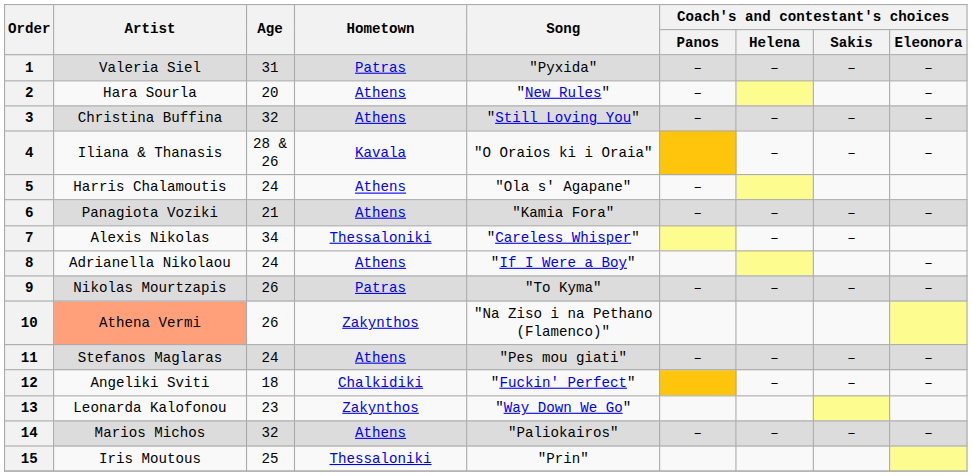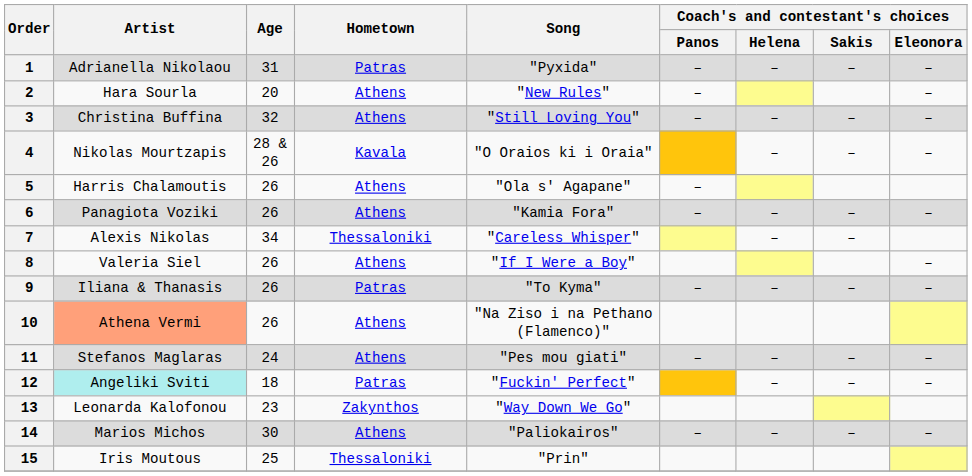(150, 68) Valeria Siel -> (150, 68) Adrianella Nikolaou
(150, 153) Iliana & Thanasis -> (150, 153) Nikolas Mourtzapis
(270, 187) 24 -> (270, 187) 26
(270, 213) 21 -> (270, 213) 26
(150, 263) Adrianella Nikolaou -> (150, 263) Valeria Siel
(270, 263) 24 -> (270, 263) 26
(150, 288) Nikolas Mourtzapis -> (150, 288) Iliana & Thanasis
(381, 323) Zakynthos -> (381, 323) Athens
(150, 383) no background -> (150, 383) paleturquoise background
(381, 383) Chalkidiki -> (381, 383) Patras
(270, 433) 32 -> (270, 433) 30
